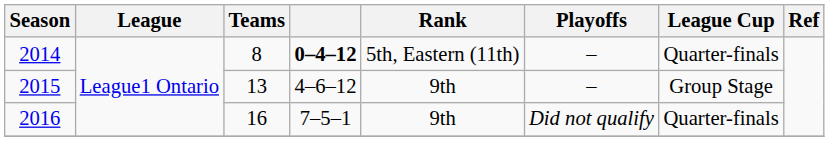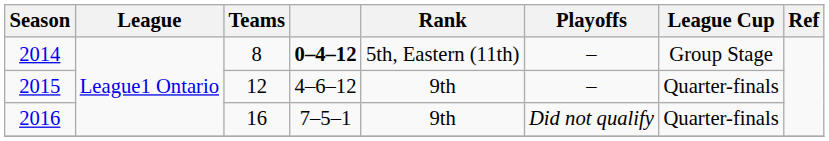(721, 53) Quarter-finals -> (721, 53) Group Stage
(257, 86) 13 -> (257, 86) 12
(721, 86) Group Stage -> (721, 86) Quarter-finals
